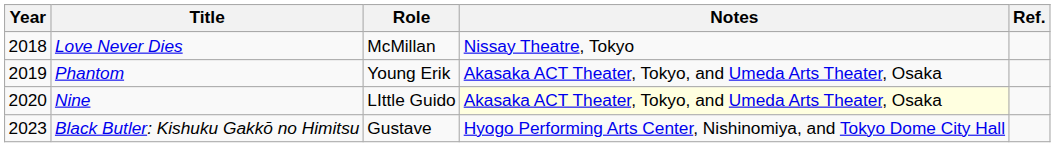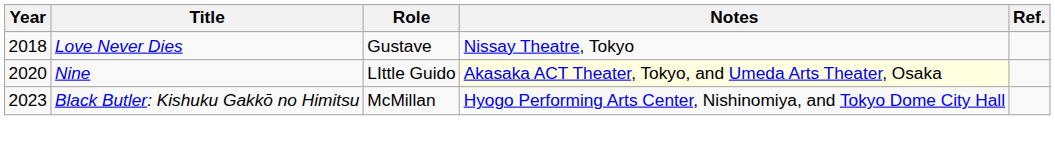(401, 45) McMillan -> (400, 45) Gustave
- row: (90, 73)
(400, 127) Gustave -> (401, 100) McMillan
